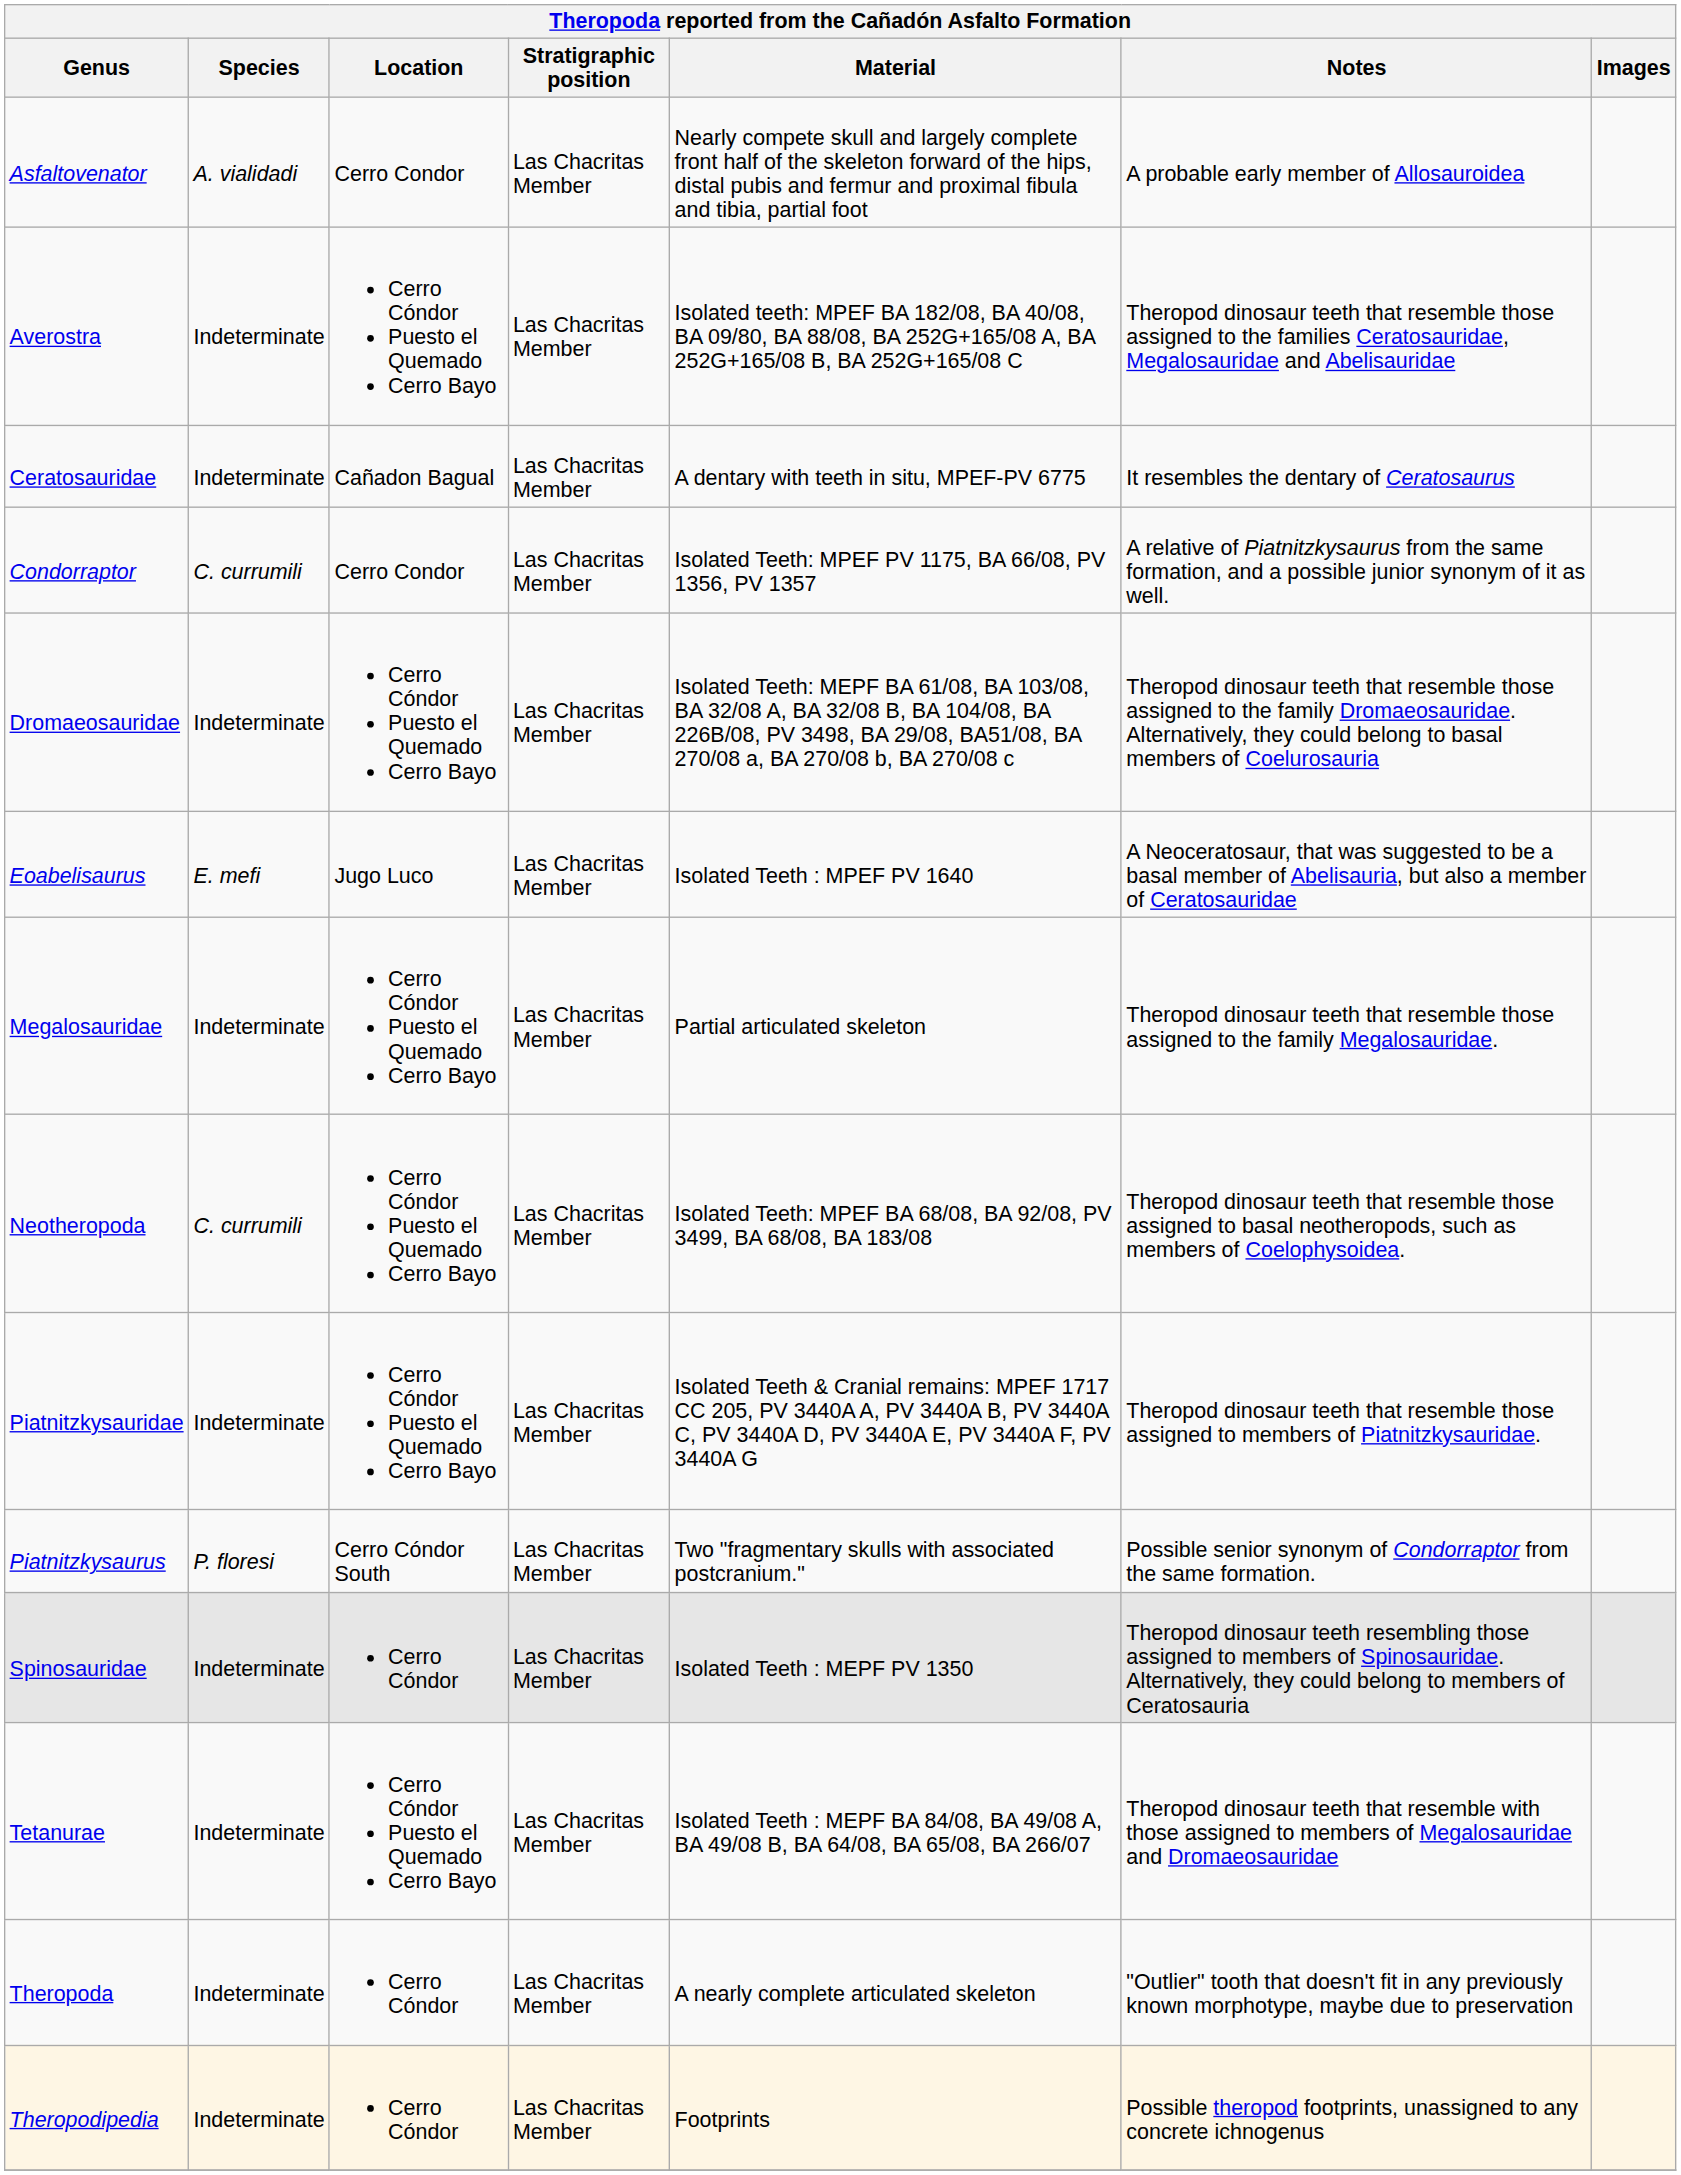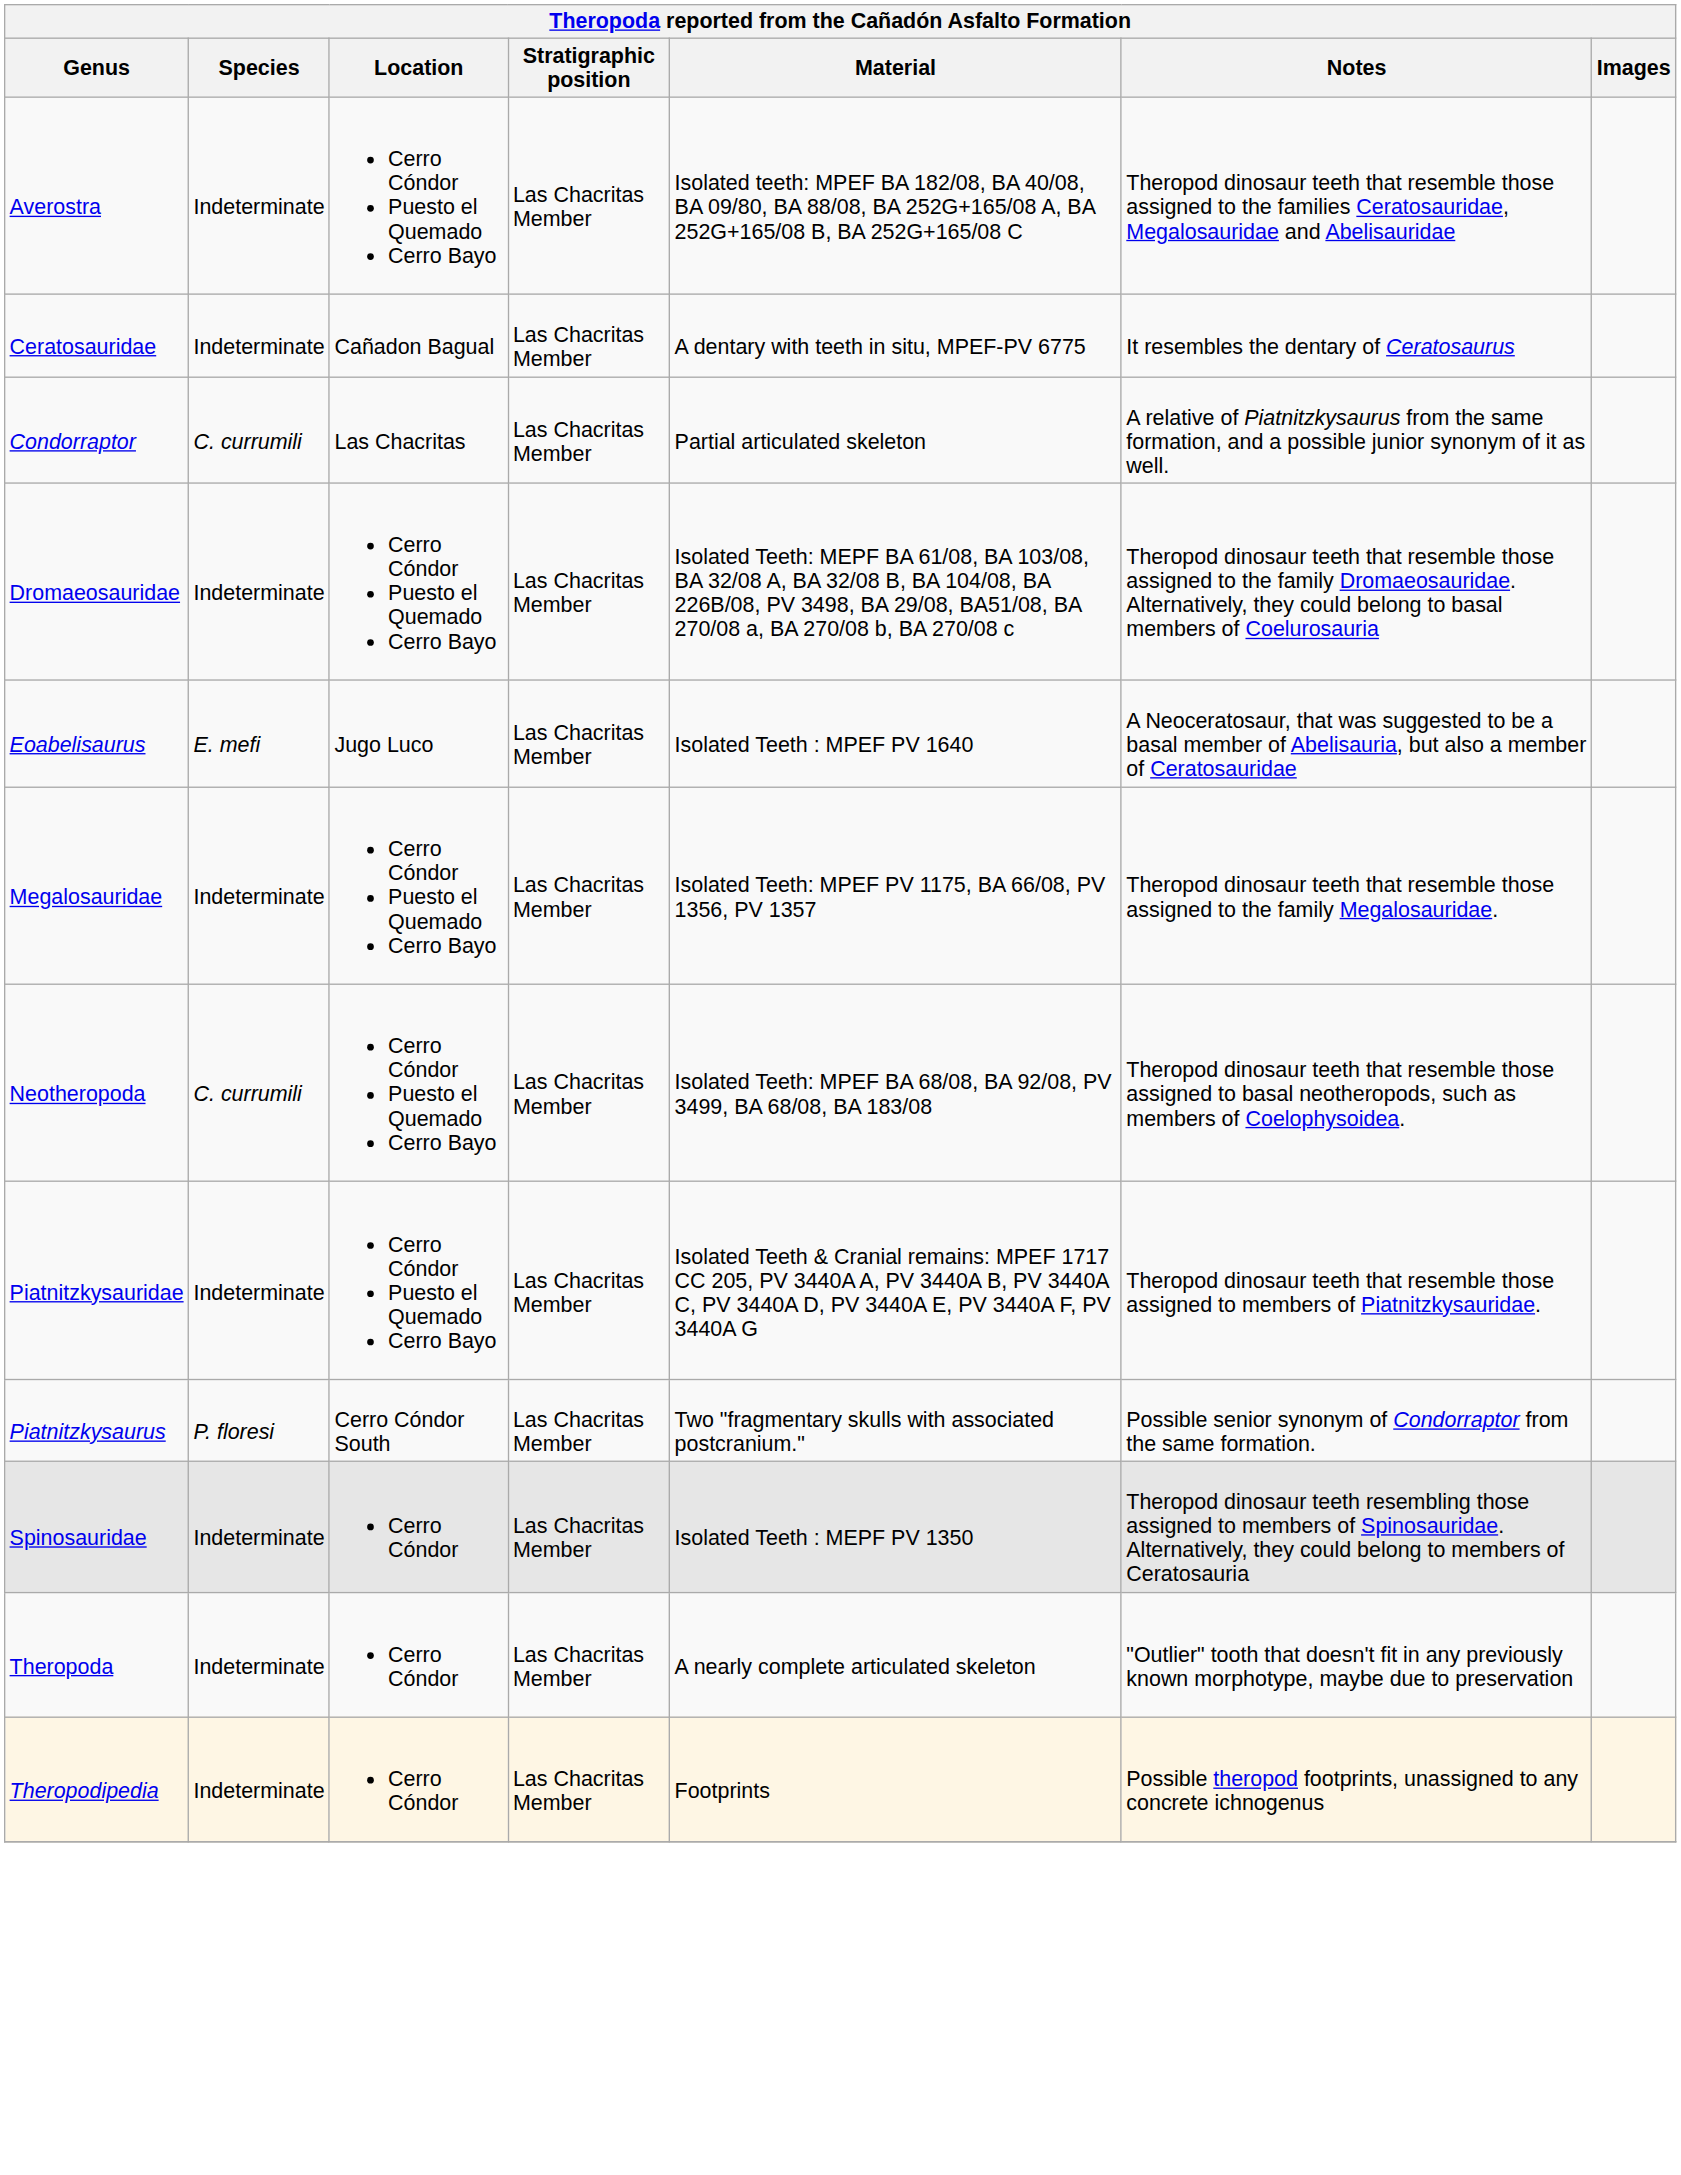- row: (78, 173)
(399, 572) Cerro Condor -> (400, 441) Las Chacritas
(890, 572) Isolated Teeth: MPEF PV 1175, BA 66/08, PV 1356, PV 1357 -> (800, 441) Partial articulated skeleton
(800, 1027) Partial articulated skeleton -> (890, 897) Isolated Teeth: MPEF PV 1175, BA 66/08, PV 1356, PV 1357
- row: (57, 1833)
